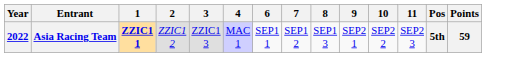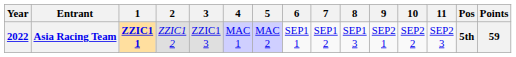+ column: (268, 12)
